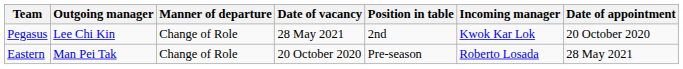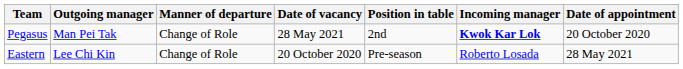(84, 34) Lee Chi Kin -> (85, 34) Man Pei Tak
(497, 34) normal -> (500, 34) bold
(85, 53) Man Pei Tak -> (84, 53) Lee Chi Kin
